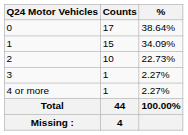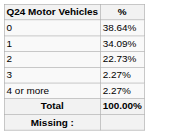- column: (120, 12)
